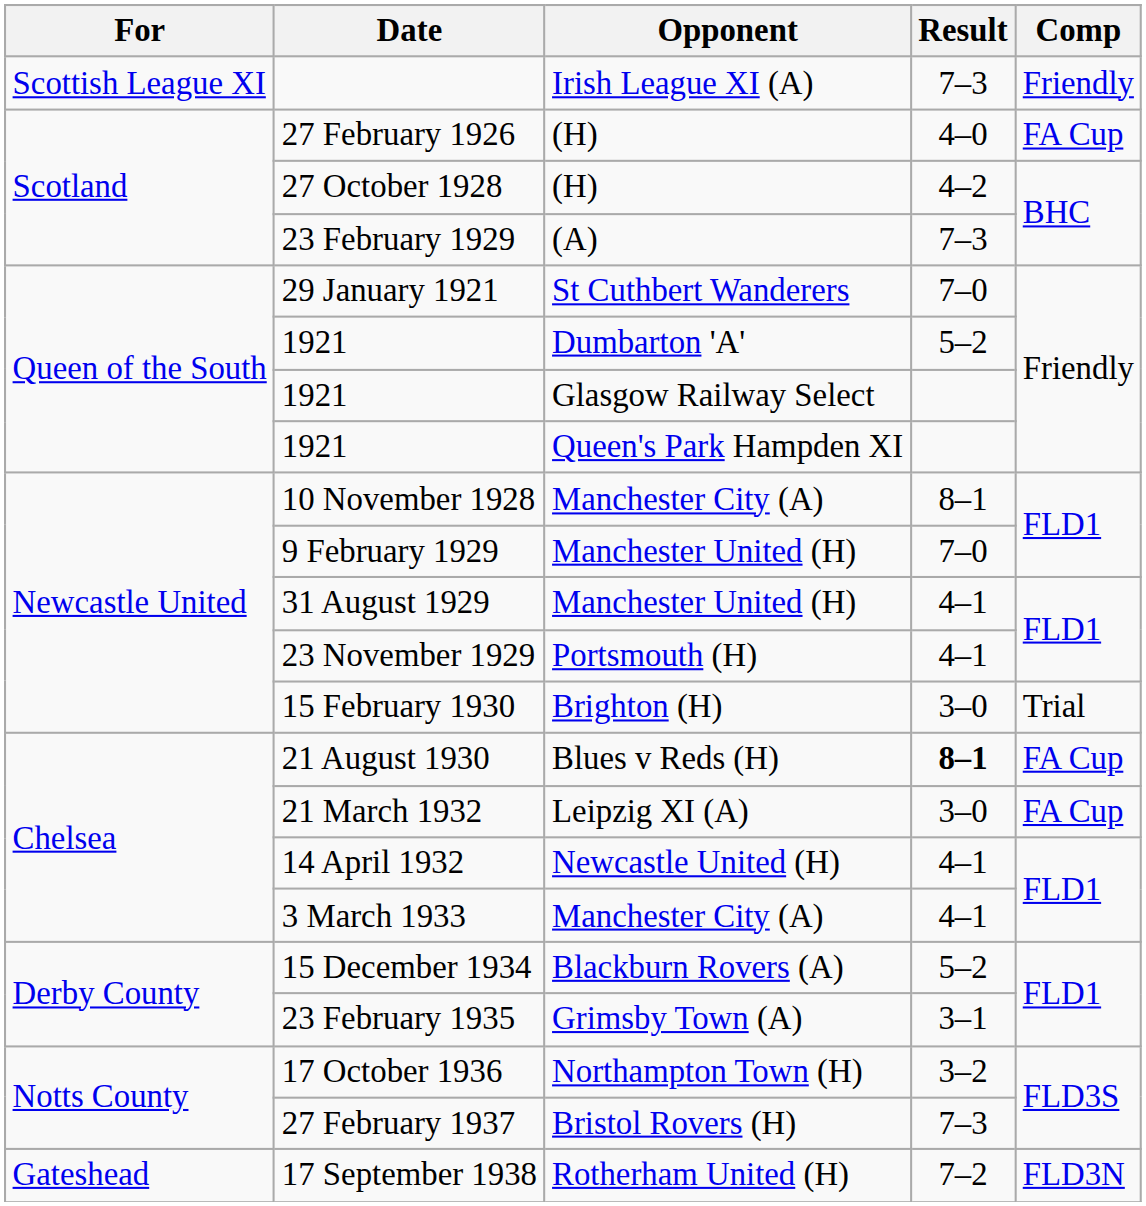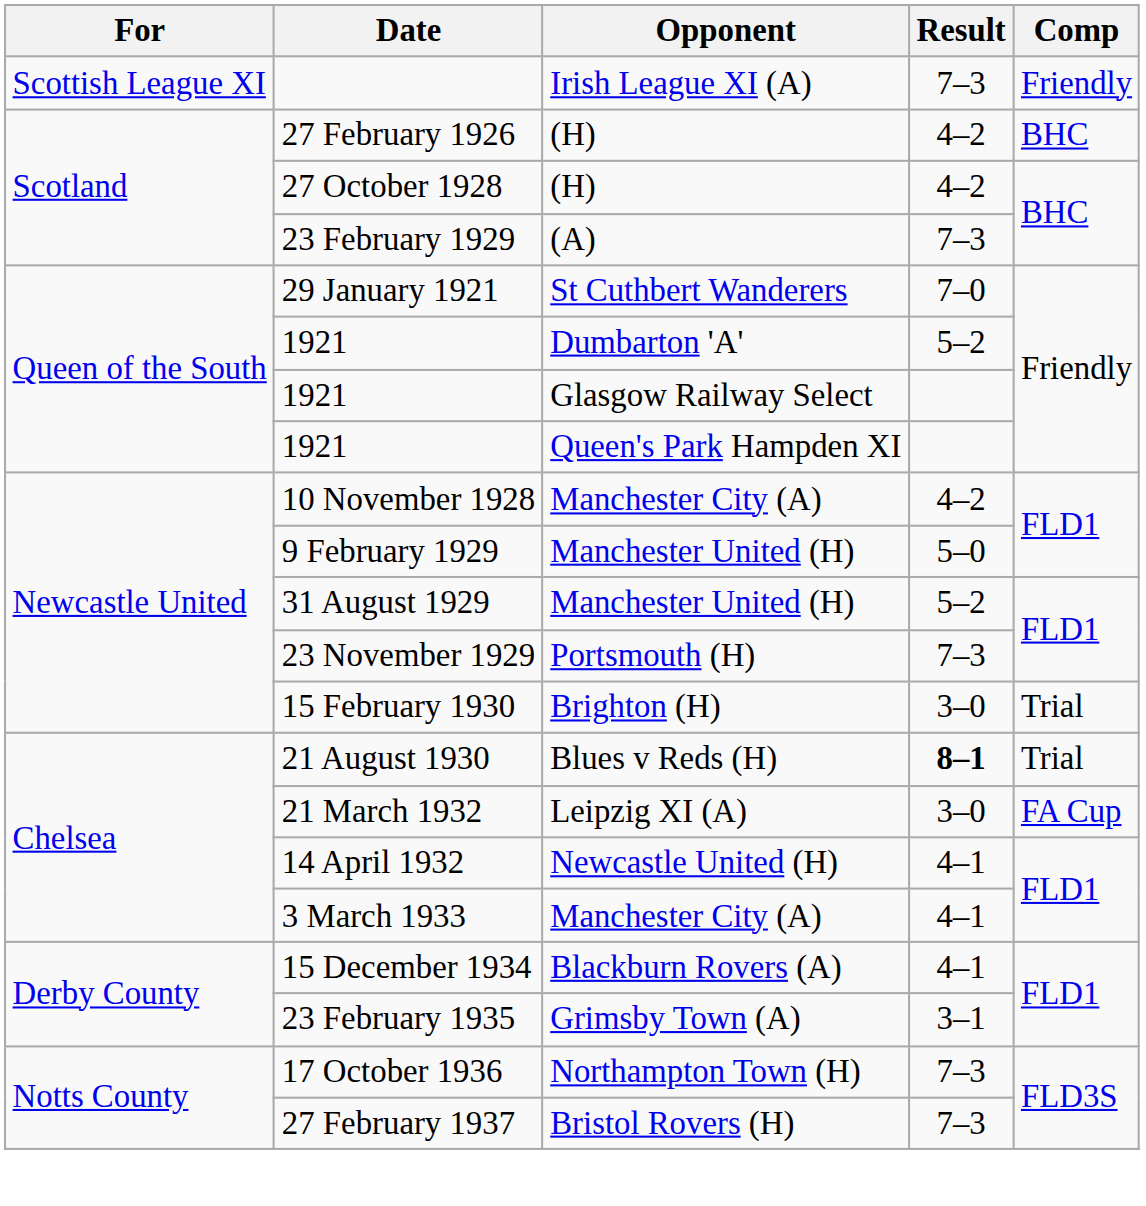(963, 134) 4–0 -> (961, 134) 4–2
(1073, 134) FA Cup -> (1055, 134) BHC
(963, 498) 8–1 -> (961, 498) 4–2
(963, 550) 7–0 -> (961, 550) 5–0
(963, 602) 4–1 -> (961, 602) 5–2
(963, 654) 4–1 -> (961, 654) 7–3
(1073, 758) FA Cup -> (1052, 758) Trial
(963, 966) 5–2 -> (961, 966) 4–1
(963, 1070) 3–2 -> (961, 1070) 7–3
- row: (409, 1174)
